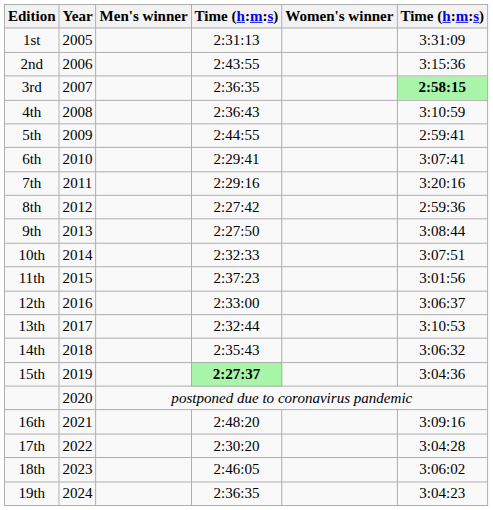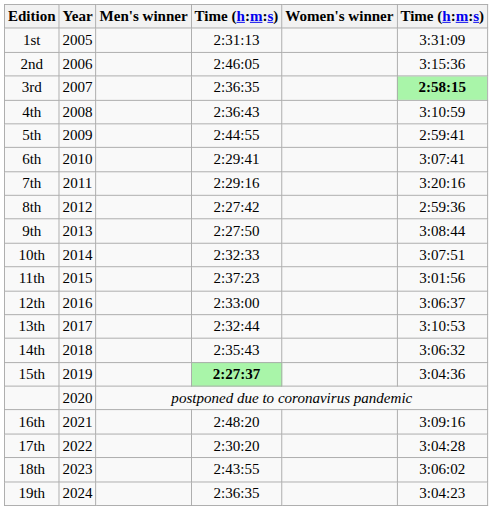(236, 64) 2:43:55 -> (236, 64) 2:46:05
(236, 469) 2:46:05 -> (236, 469) 2:43:55
